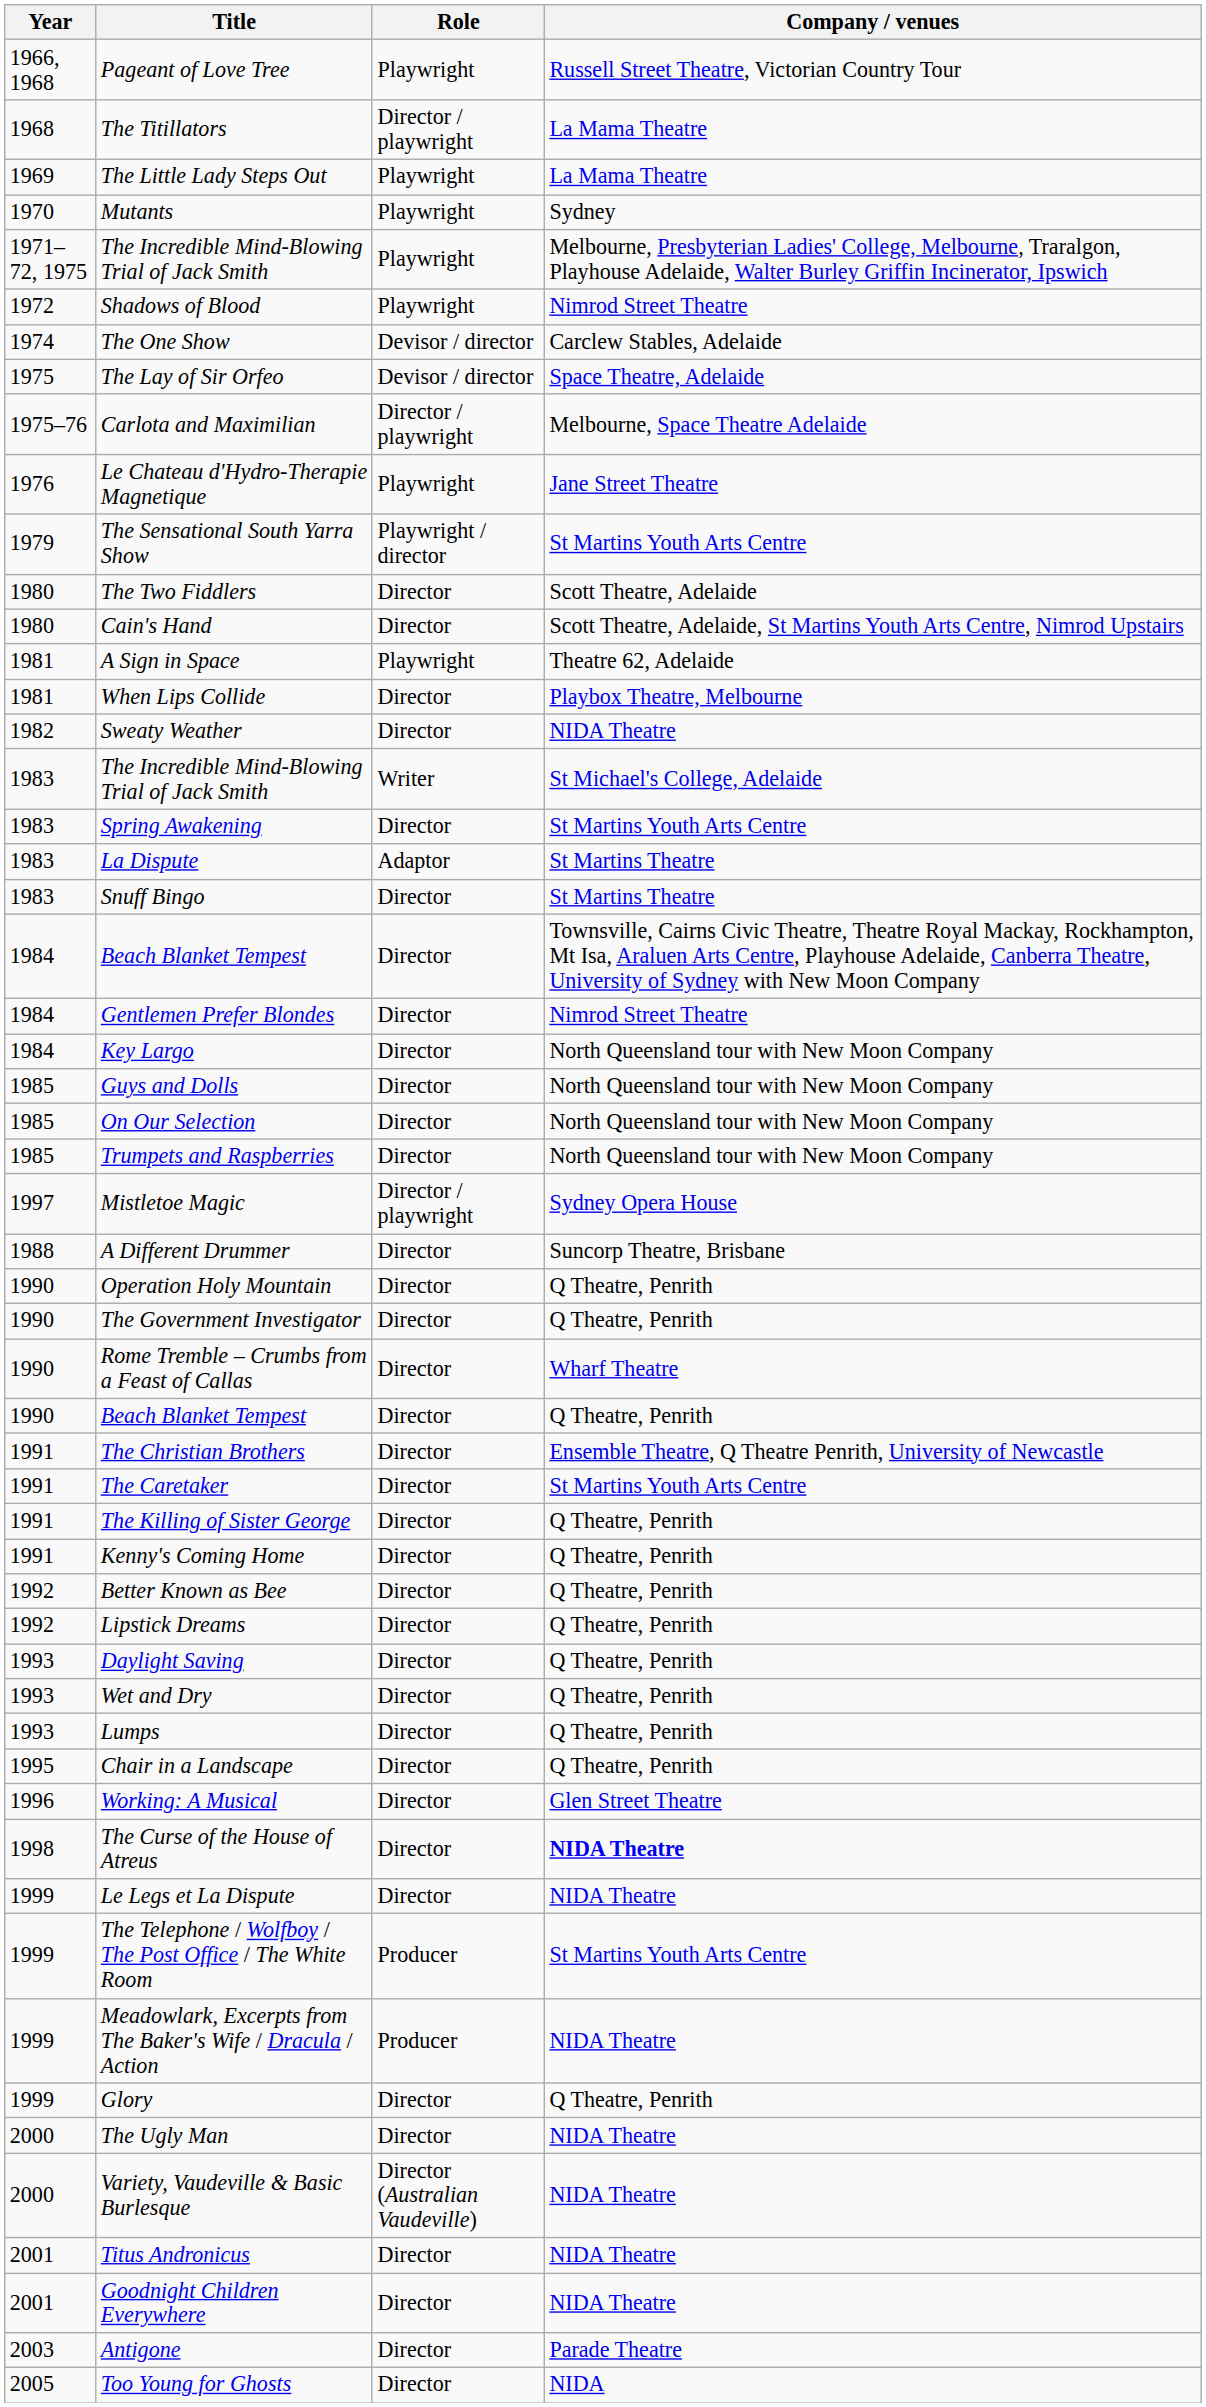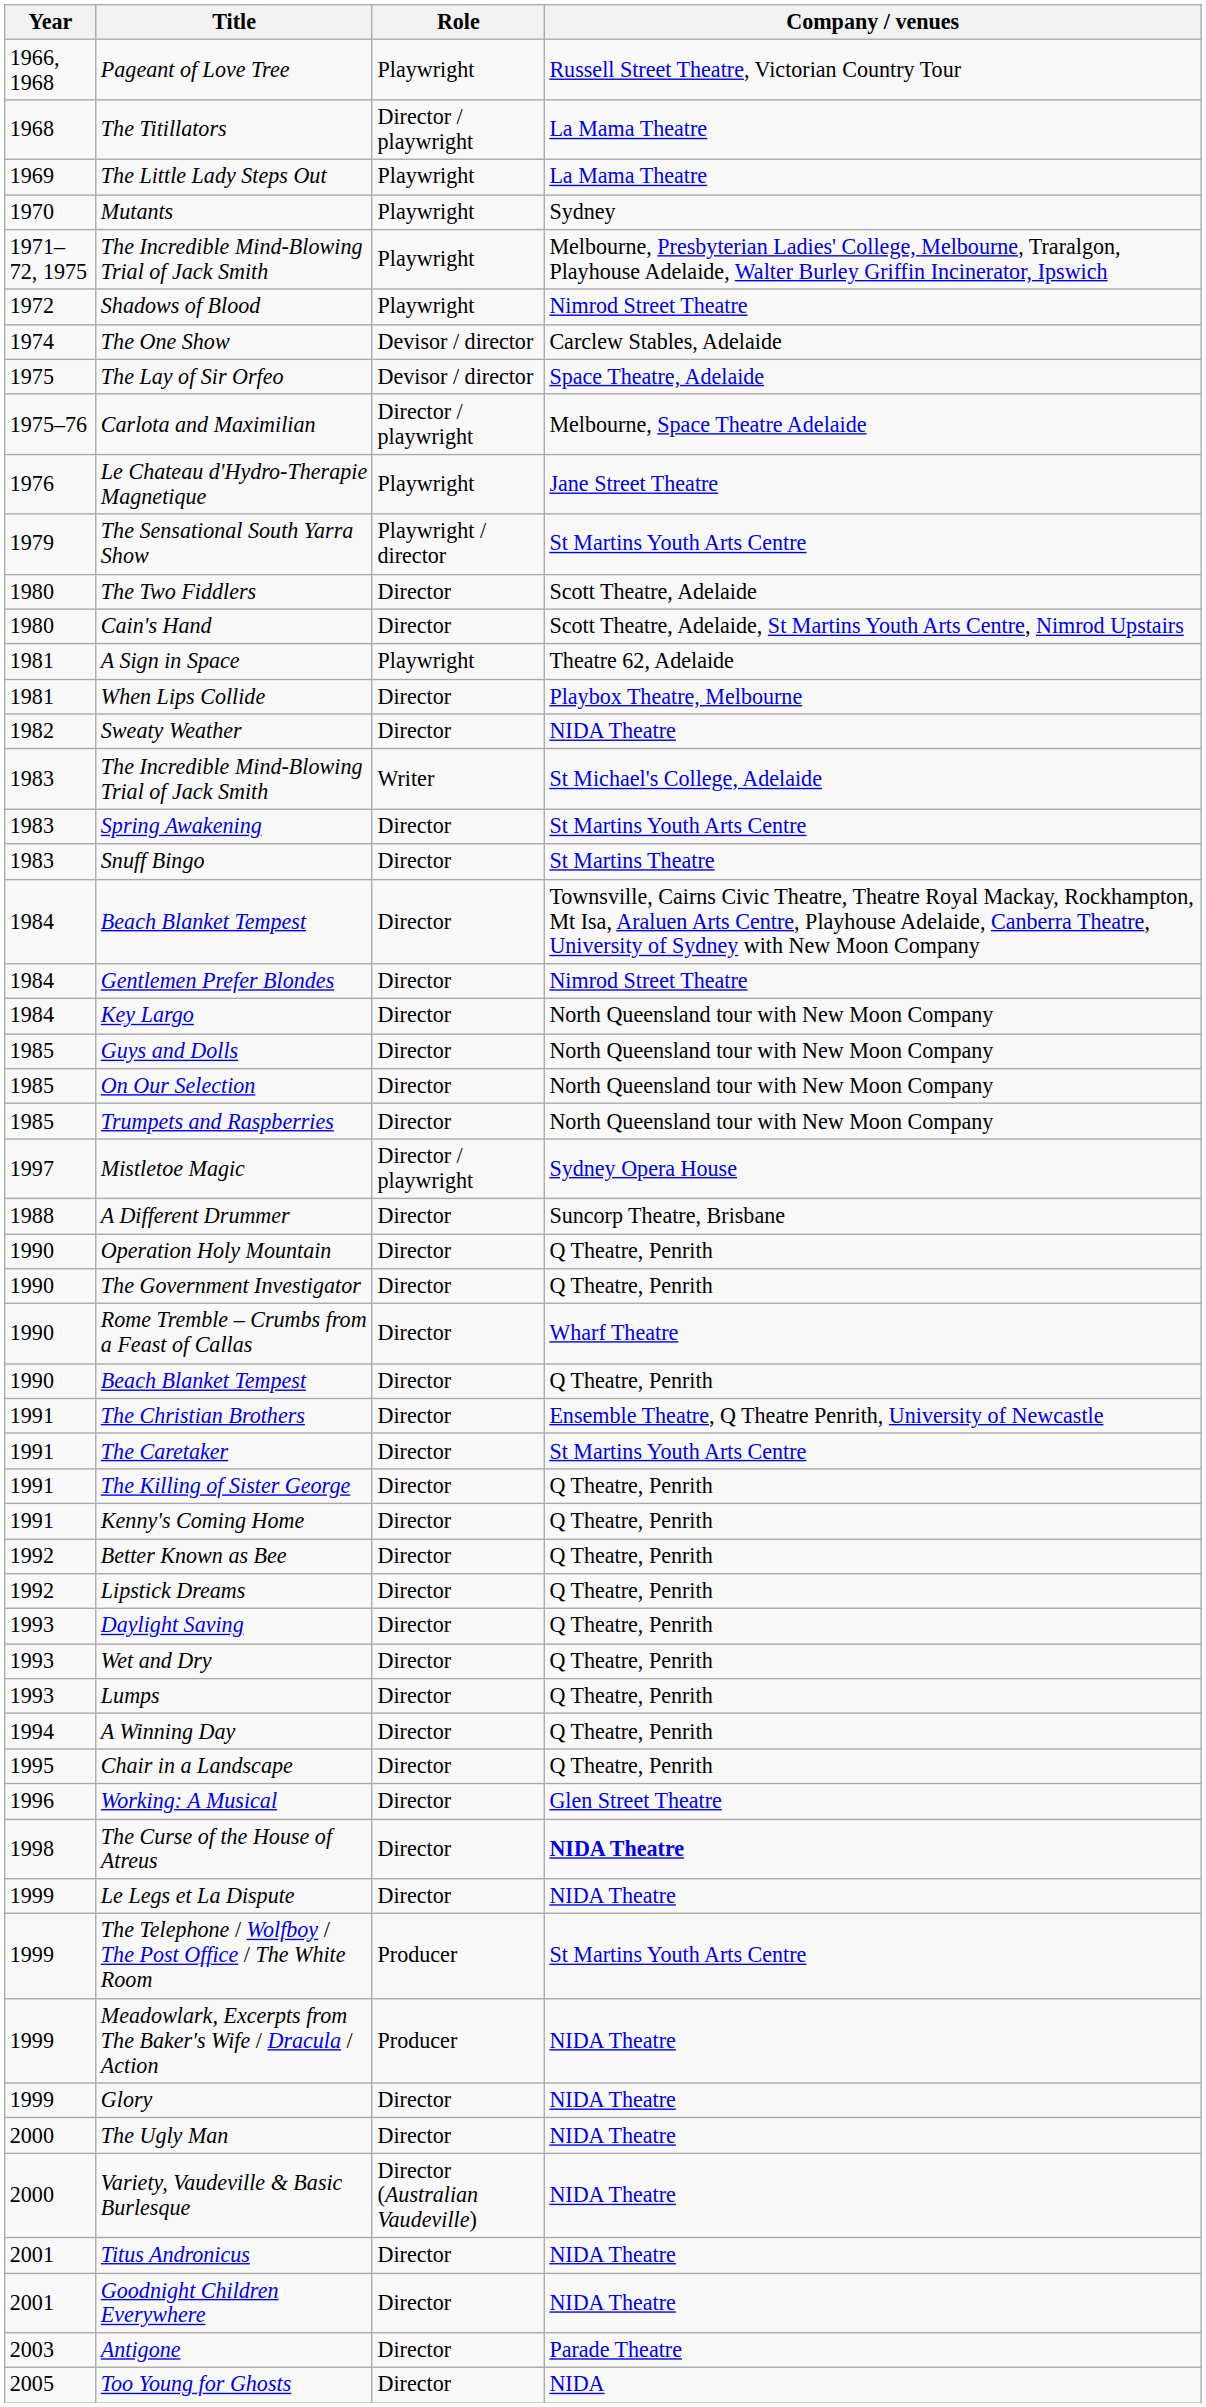- row: (32, 861)
+ row: (32, 1730)
(631, 2100) Q Theatre, Penrith -> (613, 2100) NIDA Theatre
